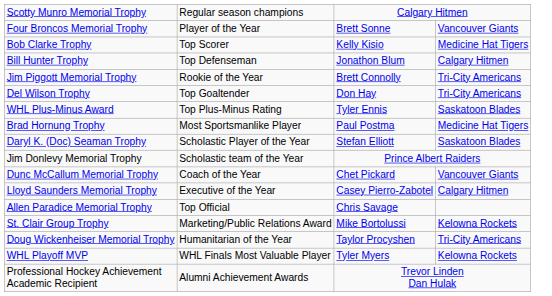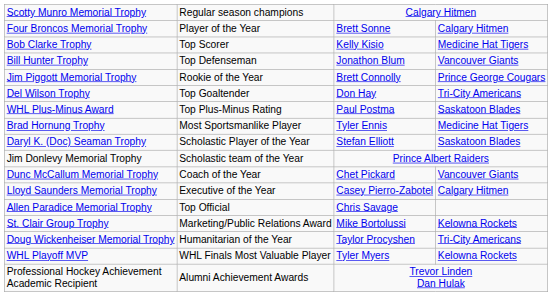(478, 28) Vancouver Giants -> (473, 28) Calgary Hitmen
(473, 61) Calgary Hitmen -> (478, 61) Vancouver Giants
(479, 77) Tri-City Americans -> (492, 77) Prince George Cougars
(362, 110) Tyler Ennis -> (365, 110) Paul Postma
(365, 126) Paul Postma -> (362, 126) Tyler Ennis
